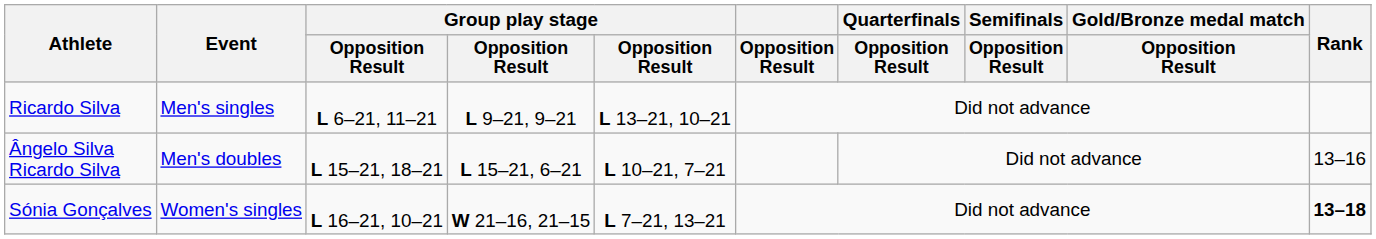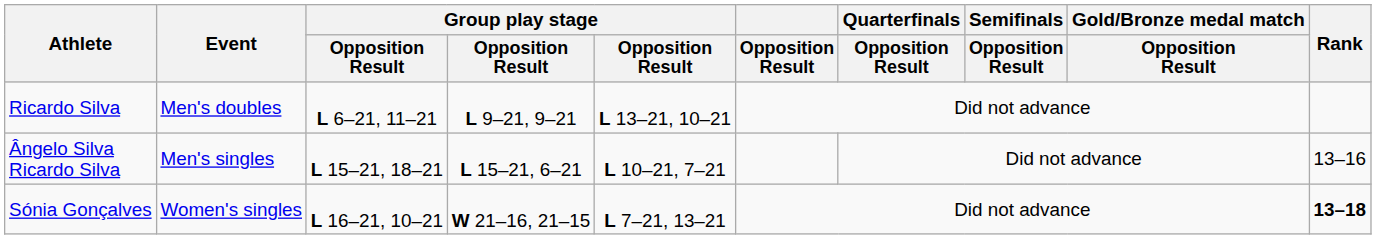(217, 108) Men's singles -> (221, 108) Men's doubles
(221, 159) Men's doubles -> (217, 159) Men's singles
